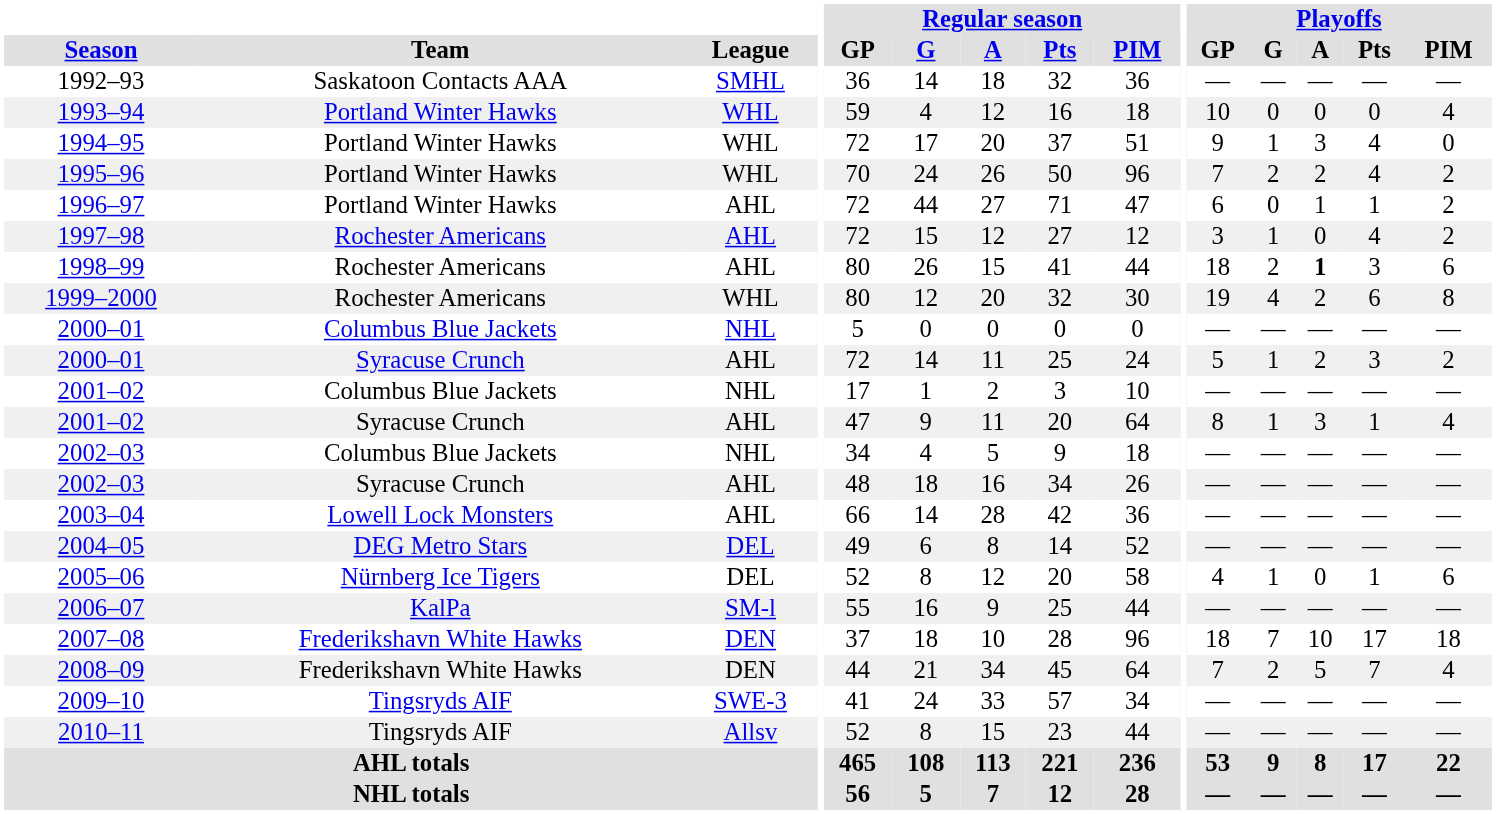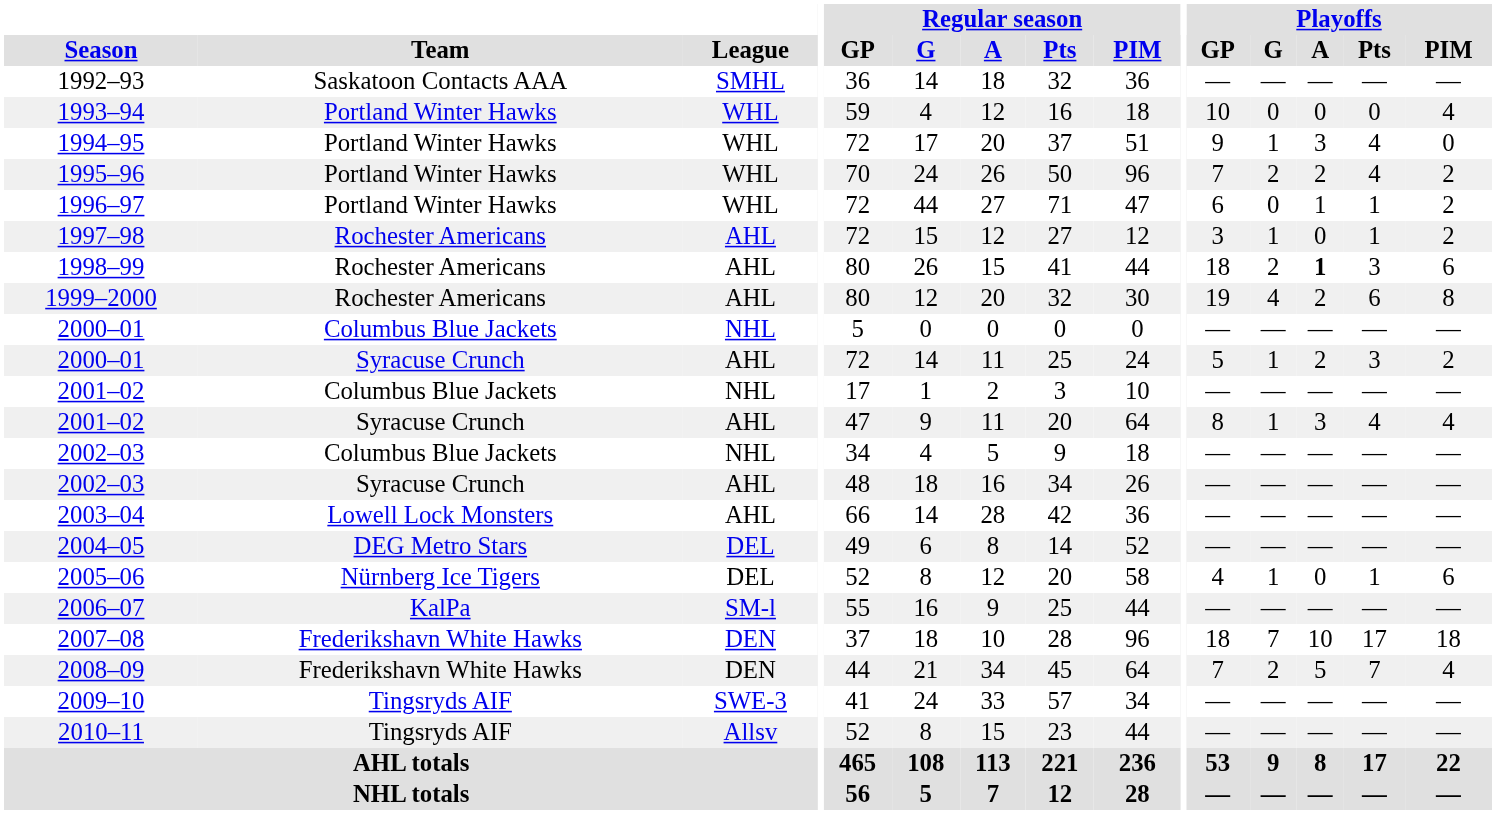(750, 205) AHL -> (750, 205) WHL
(1374, 236) 4 -> (1374, 236) 1
(750, 298) WHL -> (750, 298) AHL
(1374, 422) 1 -> (1374, 422) 4
